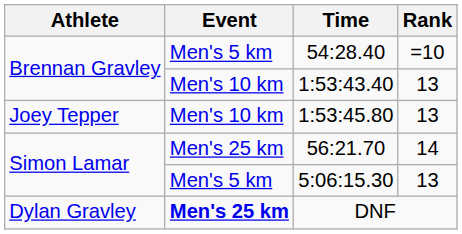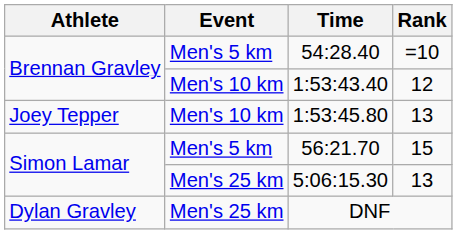(427, 84) 13 -> (422, 84) 12
(227, 148) Men's 25 km -> (221, 148) Men's 5 km
(427, 148) 14 -> (422, 148) 15
(221, 180) Men's 5 km -> (227, 180) Men's 25 km
(229, 212) bold -> (227, 212) normal
